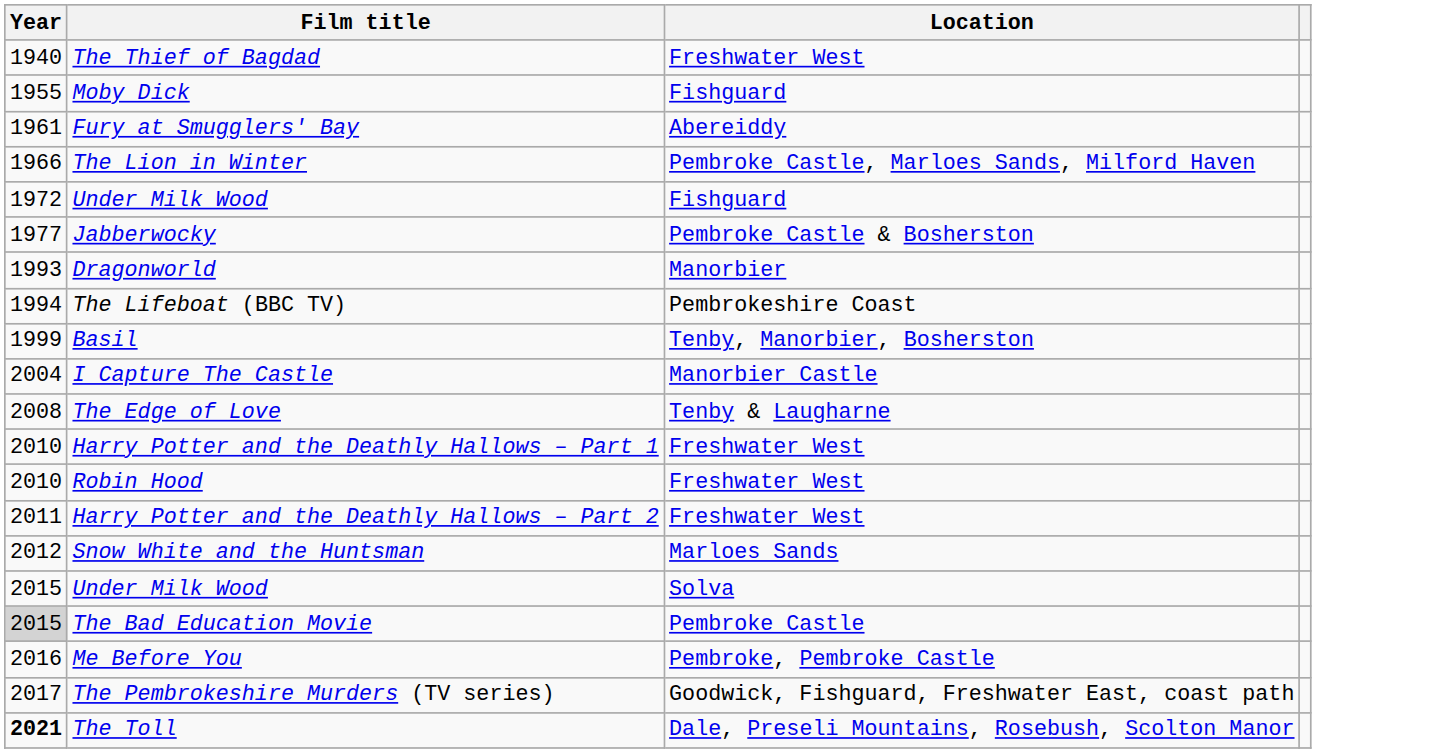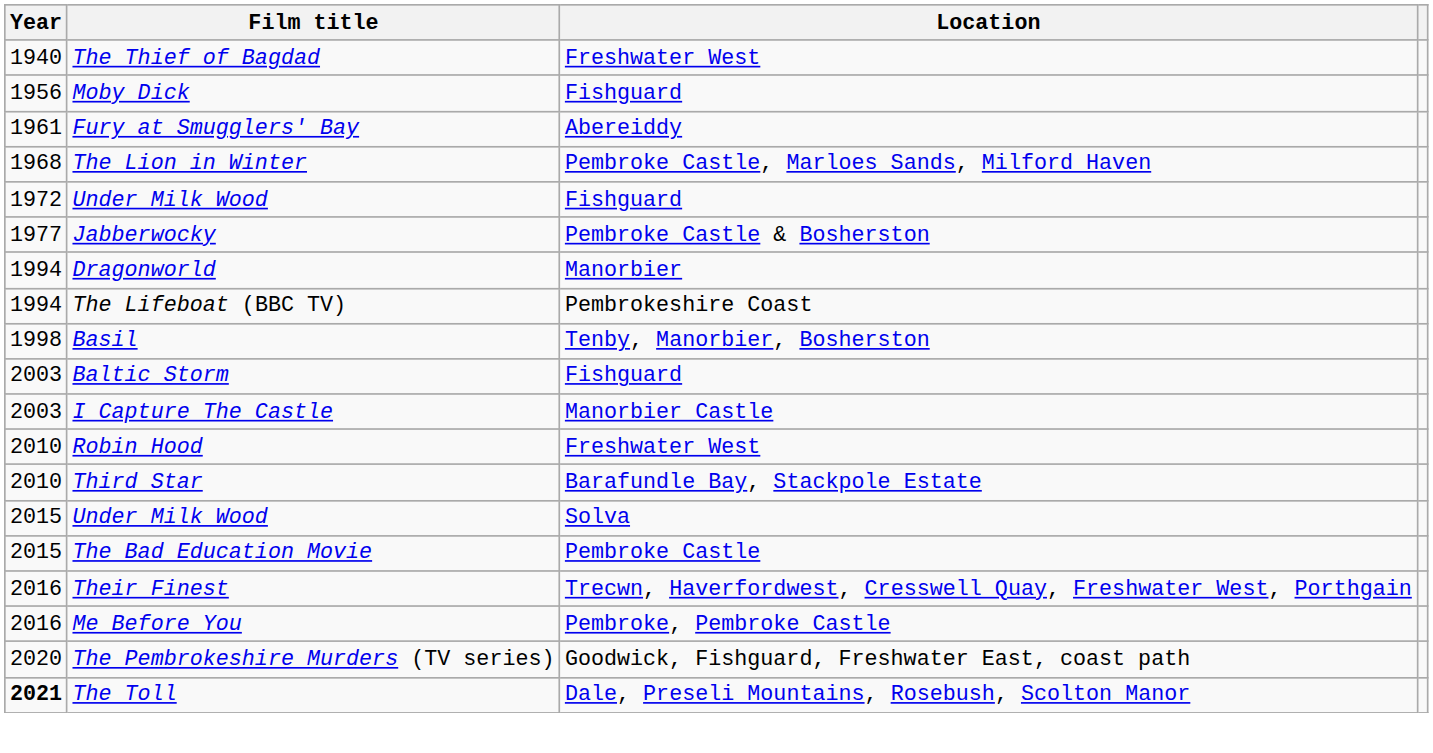(36, 93) 1955 -> (36, 93) 1956
(36, 164) 1966 -> (36, 164) 1968
(36, 270) 1993 -> (36, 270) 1994
(36, 341) 1999 -> (36, 341) 1998
+ row: (151, 376)
(36, 376) 2004 -> (36, 412) 2003
- row: (177, 412)
- row: (366, 447)
+ row: (138, 483)
- row: (366, 518)
- row: (248, 553)
(36, 624) lightgrey background -> (36, 553) no background
+ row: (151, 589)
(36, 695) 2017 -> (36, 659) 2020
